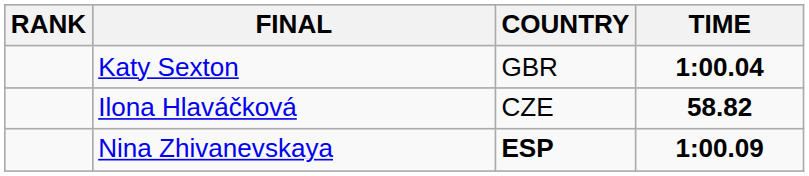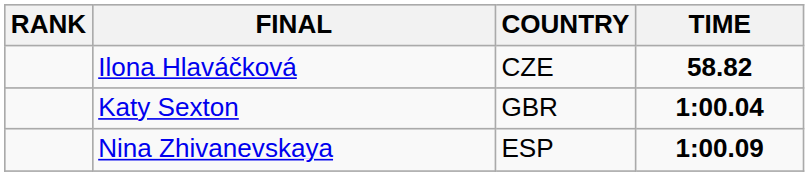rows swapped: (197, 107) <-> (169, 66)
(527, 149) bold -> (527, 149) normal
